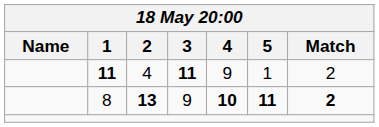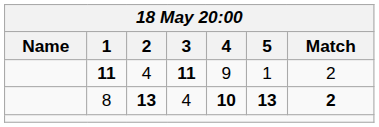(187, 100) 9 -> (186, 100) 4
(267, 100) 11 -> (267, 100) 13
